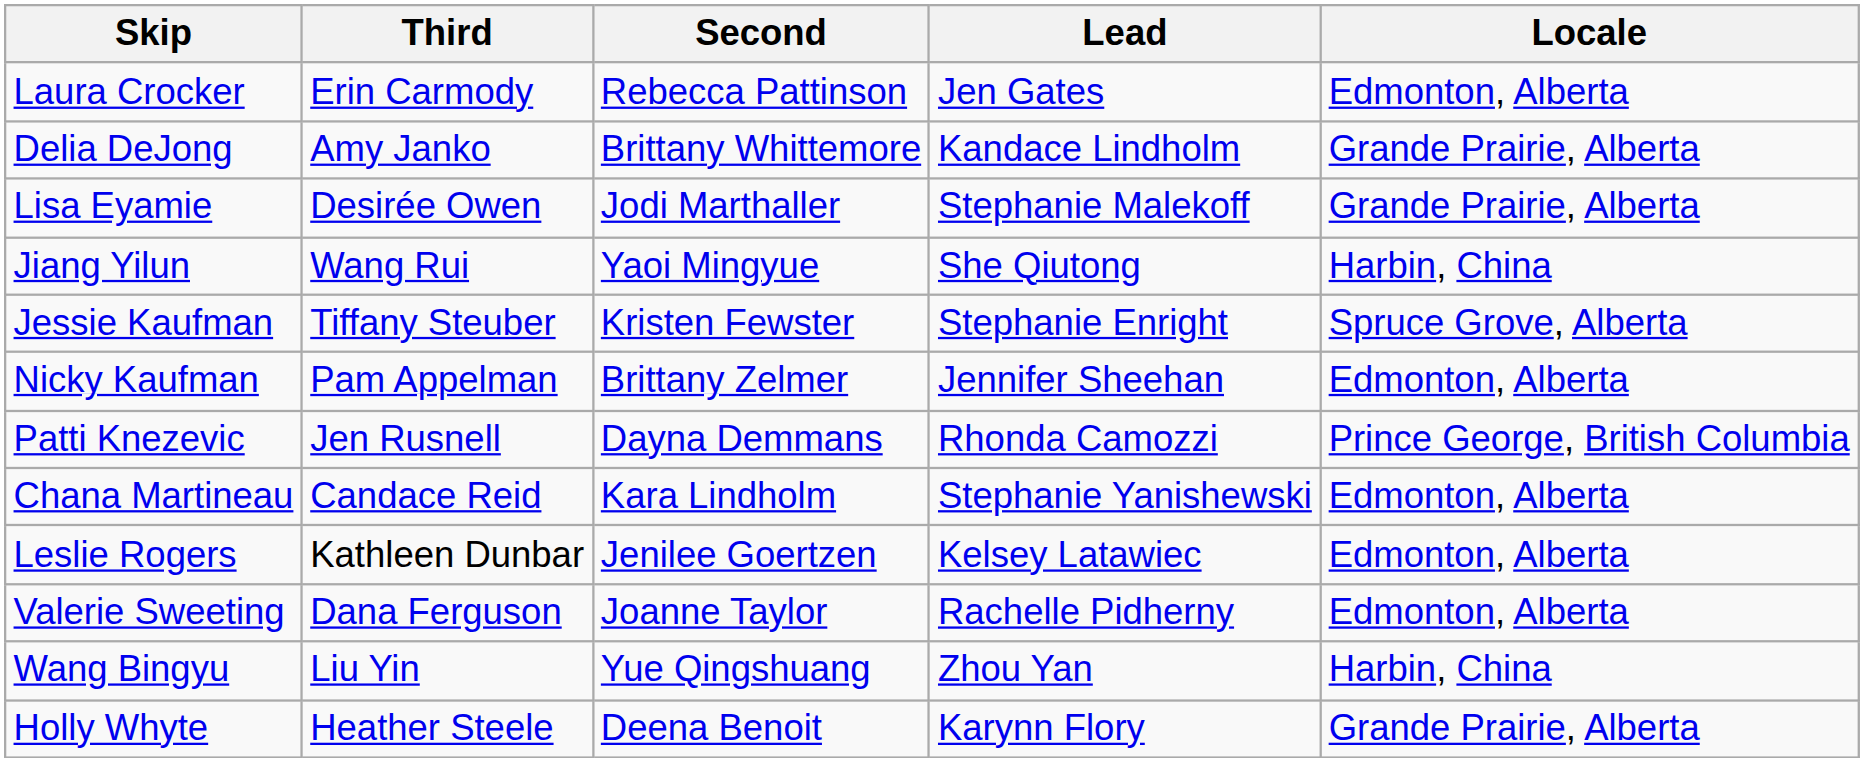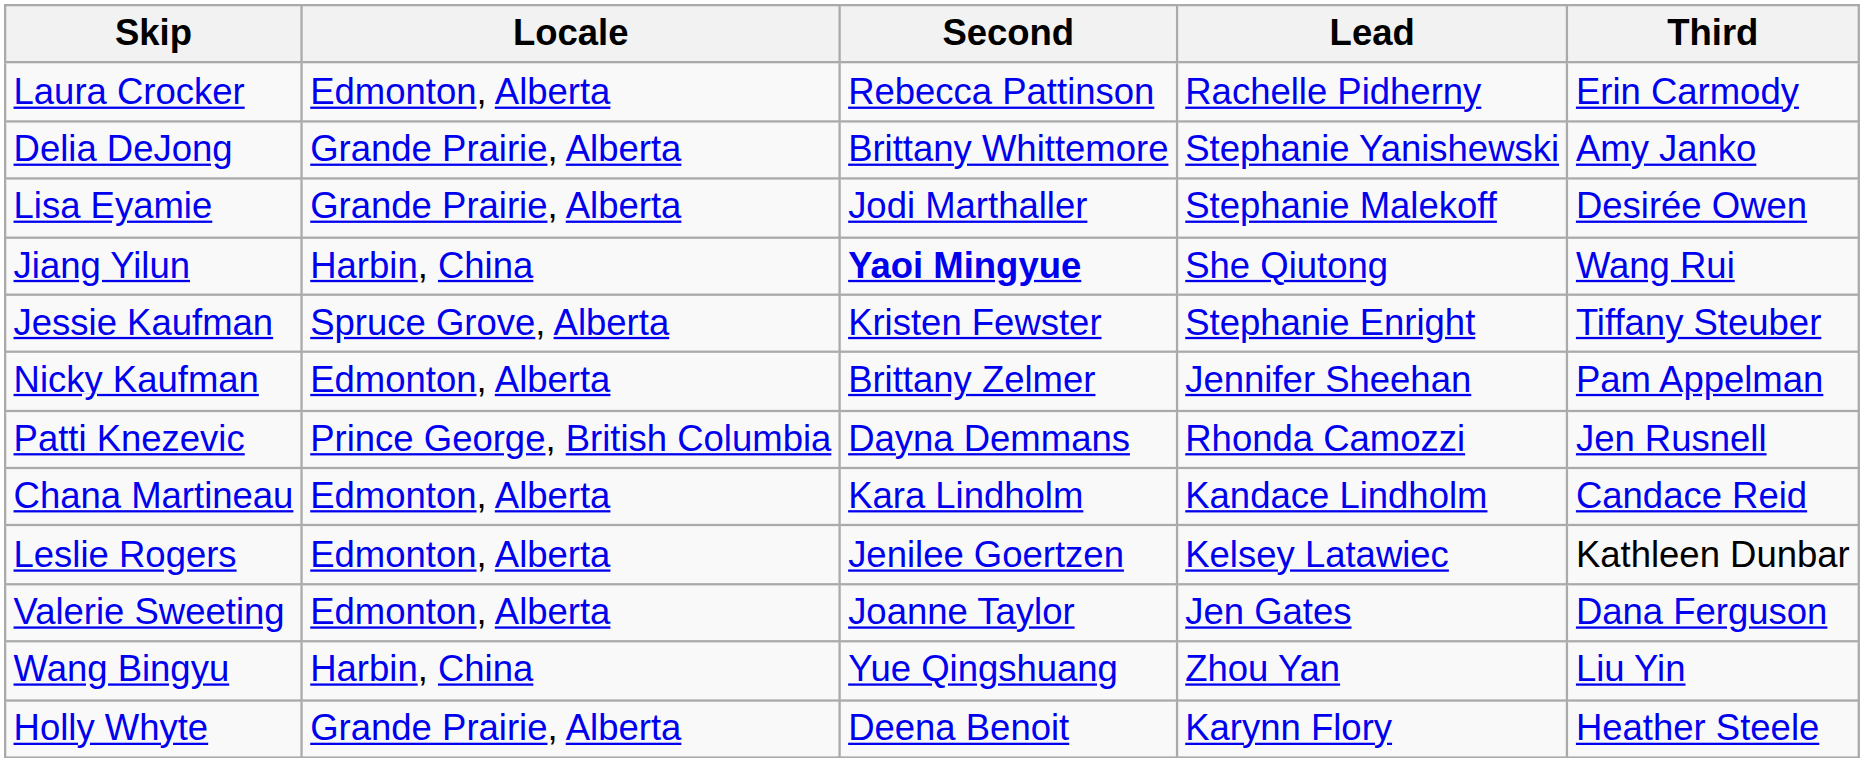columns swapped: (447, 33) <-> (1589, 33)
(1021, 91) Jen Gates -> (1333, 91) Rachelle Pidherny
(1089, 149) Kandace Lindholm -> (1372, 149) Stephanie Yanishewski
(710, 264) normal -> (965, 264) bold
(1125, 496) Stephanie Yanishewski -> (1336, 496) Kandace Lindholm
(1086, 611) Rachelle Pidherny -> (1268, 611) Jen Gates
